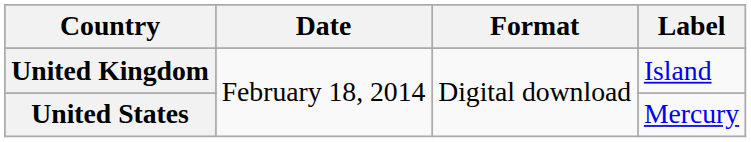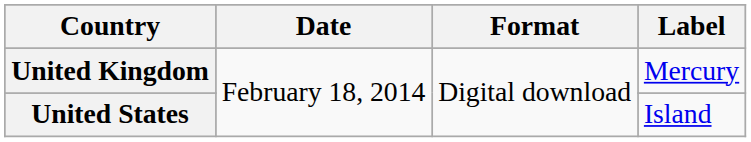(678, 70) Island -> (692, 70) Mercury
(692, 114) Mercury -> (678, 114) Island
